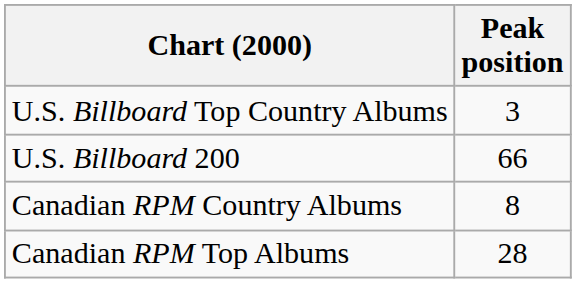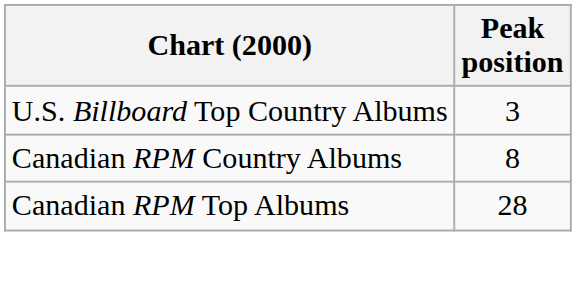- row: (126, 157)
